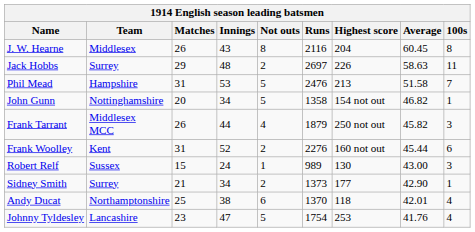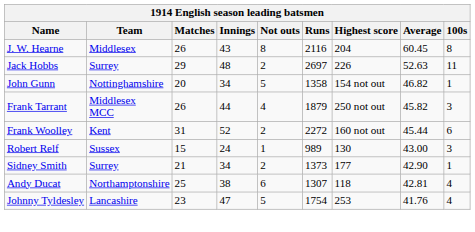(415, 65) 58.63 -> (415, 65) 52.63
- row: (30, 83)
(316, 148) 2276 -> (316, 130) 2272
(316, 200) 1370 -> (316, 183) 1307
(415, 200) 42.01 -> (415, 183) 42.81
